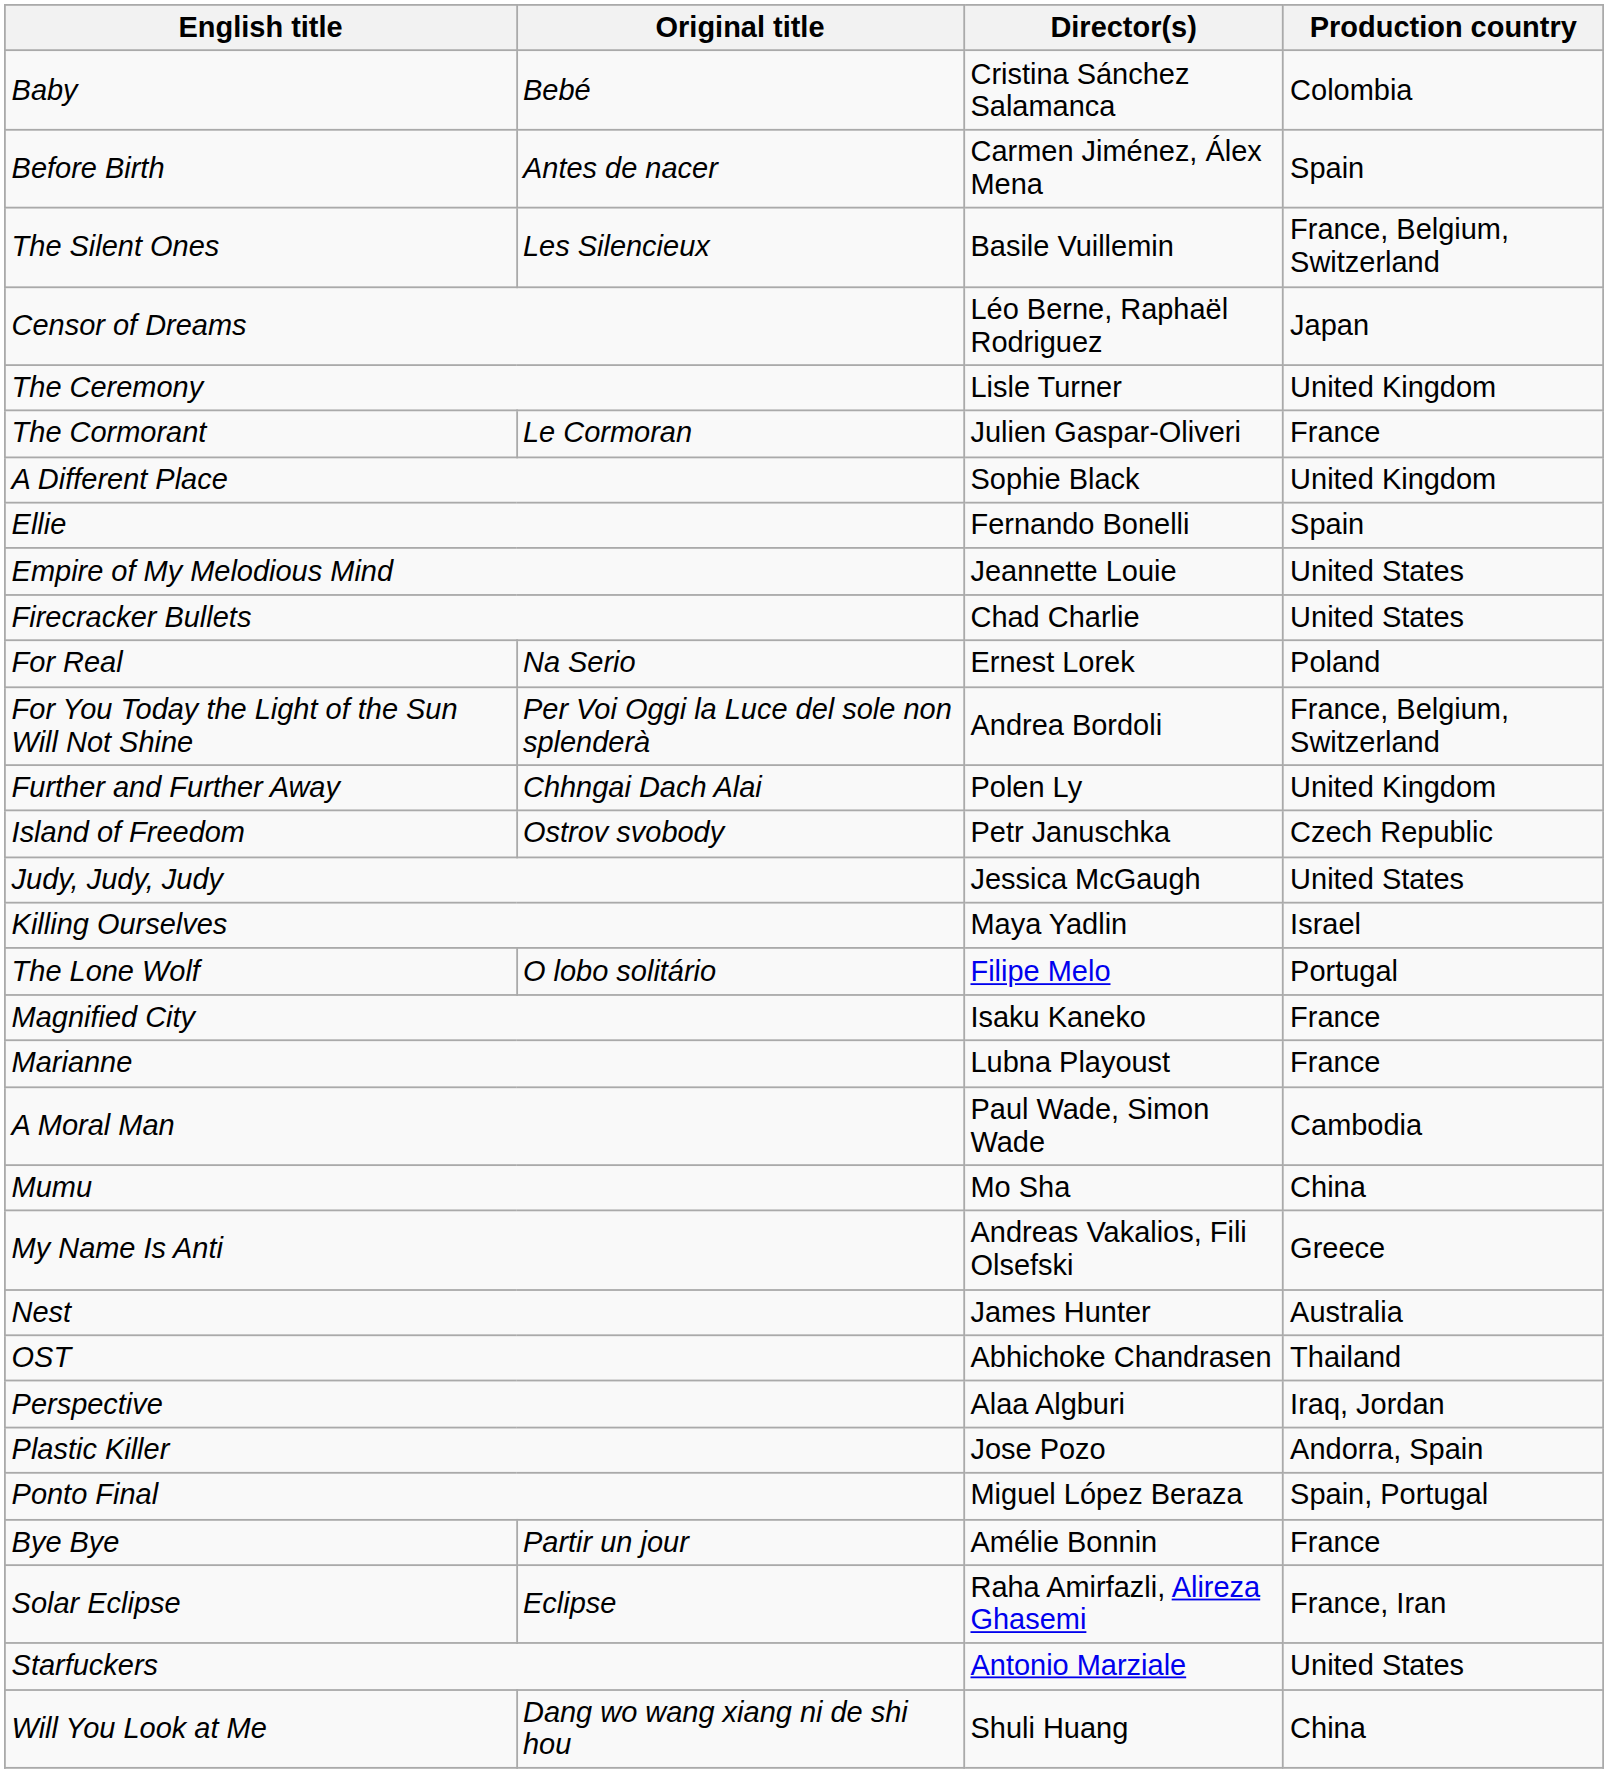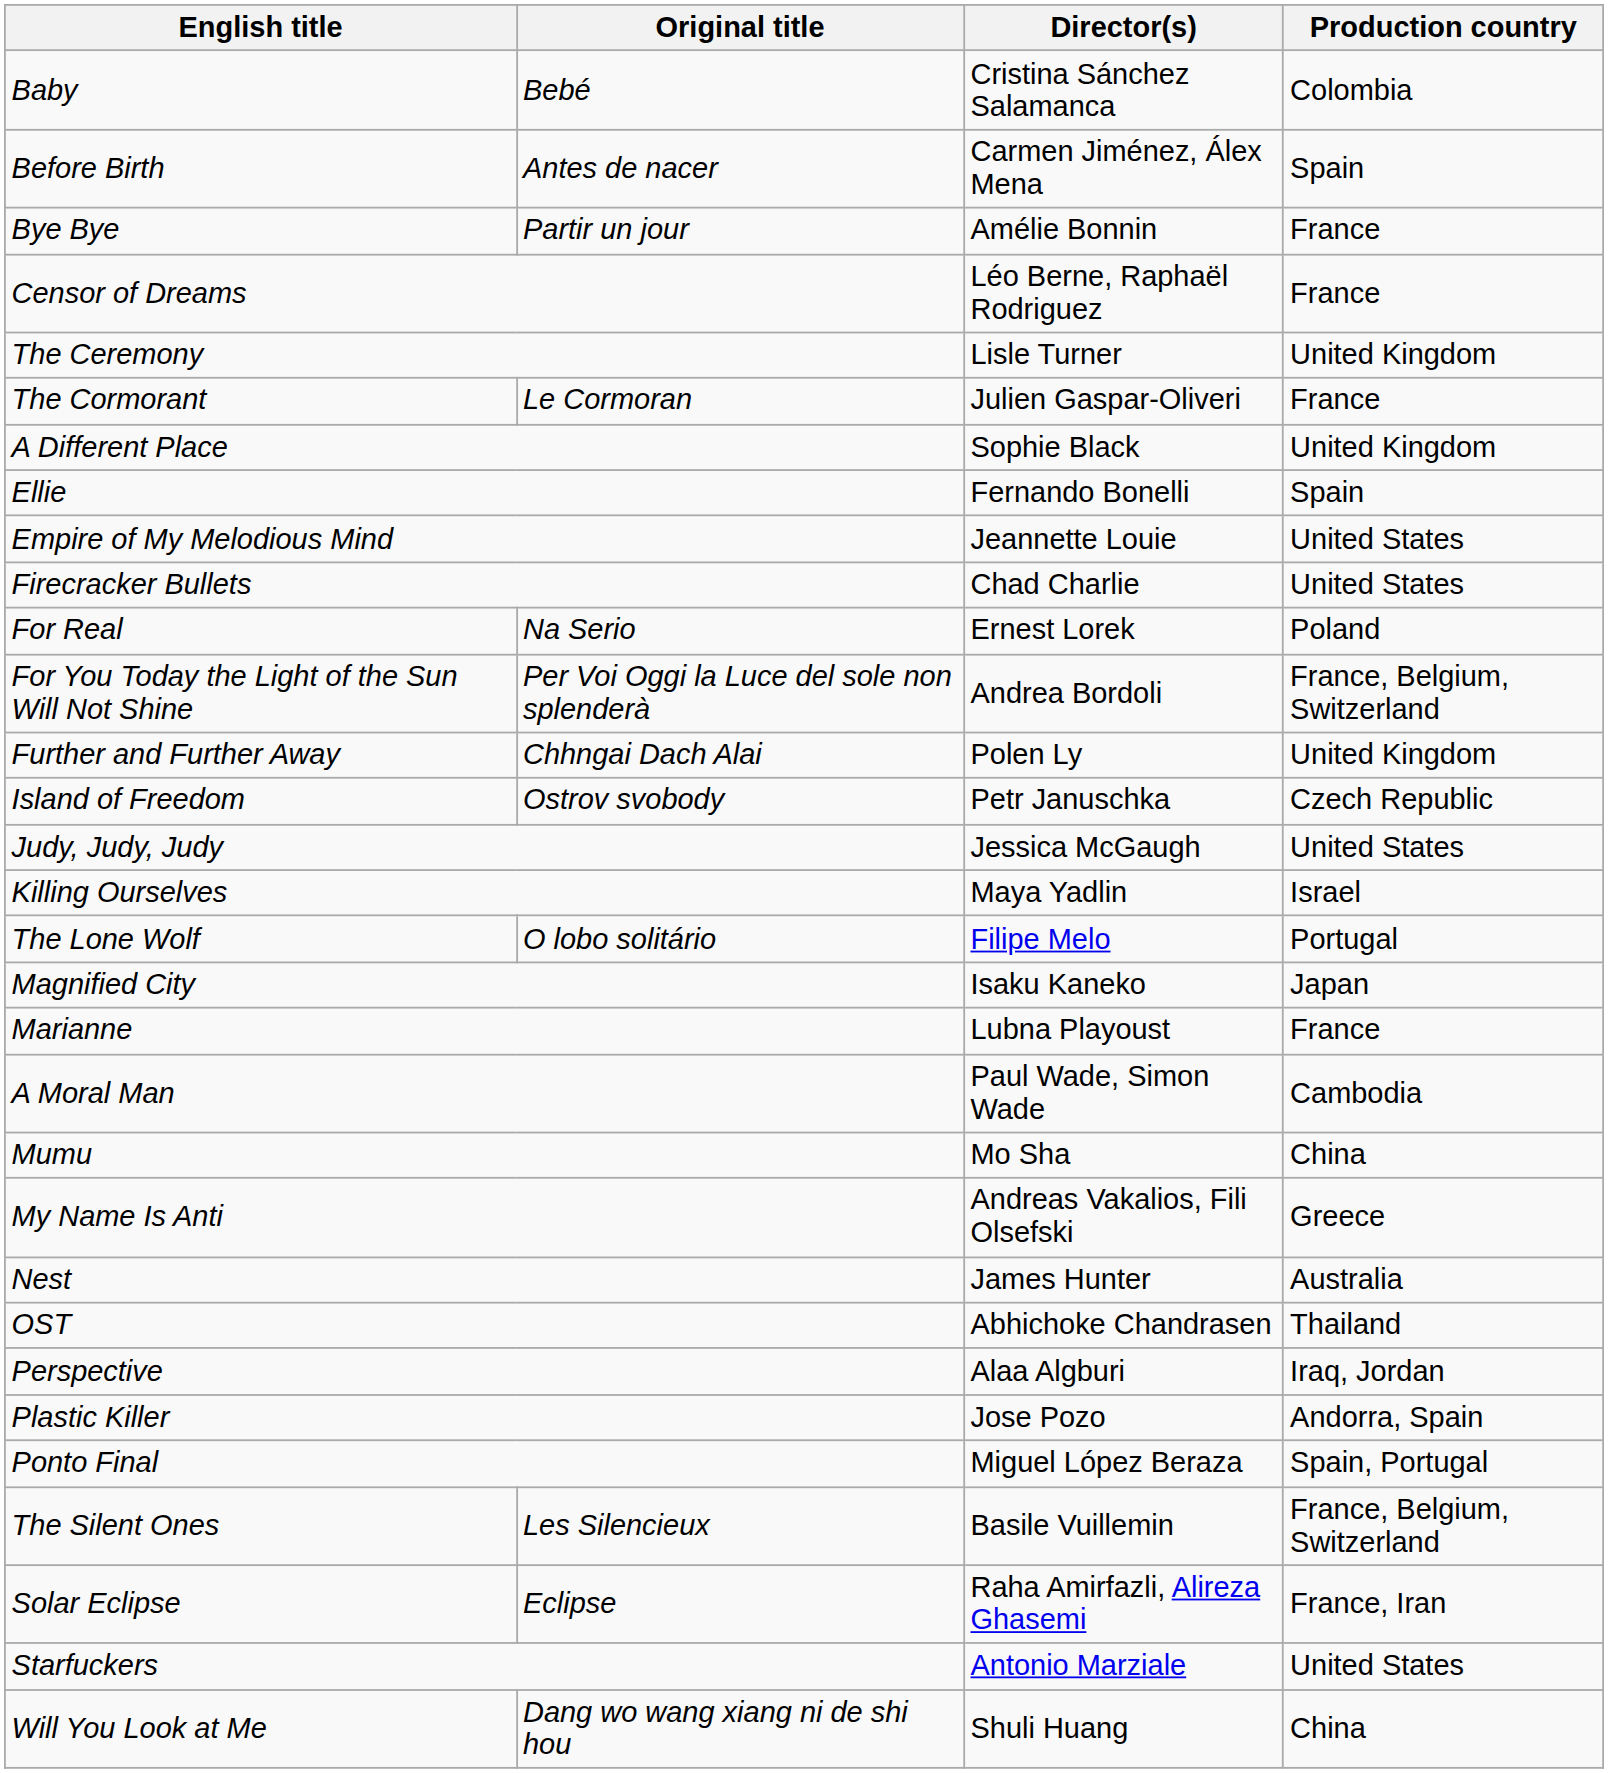rows swapped: (66, 1541) <-> (115, 246)
(1330, 325) Japan -> (1335, 292) France
(1335, 1017) France -> (1330, 984) Japan
